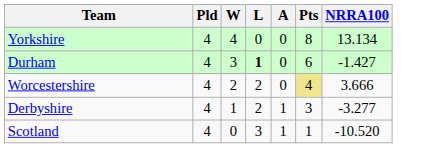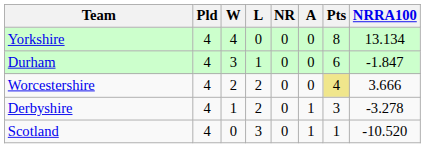+ column: (285, 16)
(258, 62) bold -> (258, 62) normal
(357, 62) -1.427 -> (385, 62) -1.847
(357, 108) -3.277 -> (385, 108) -3.278
